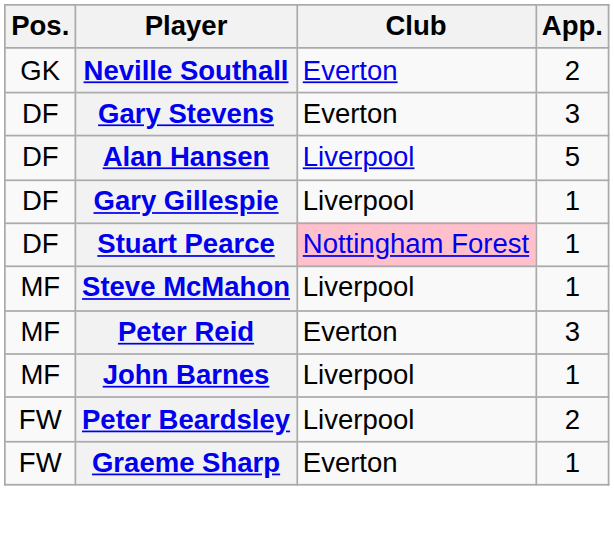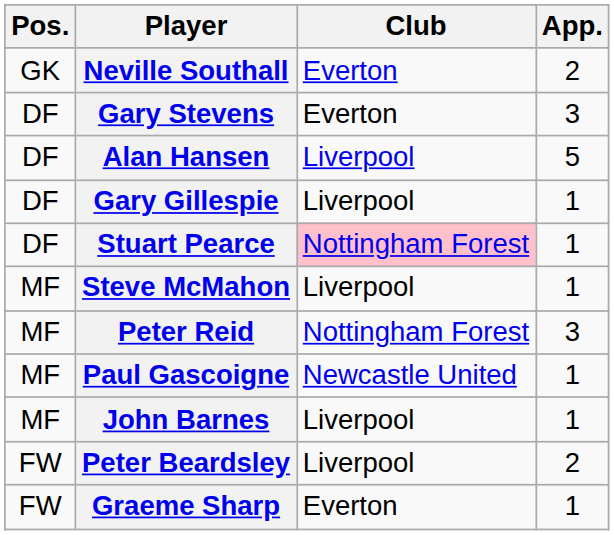(350, 331) Everton -> (416, 331) Nottingham Forest
+ row: (186, 375)
